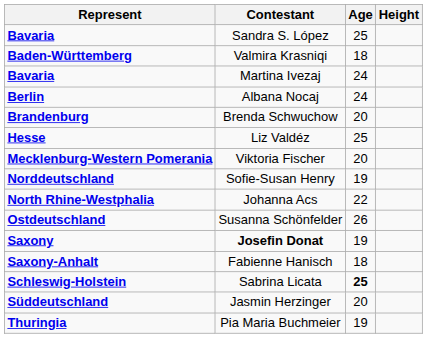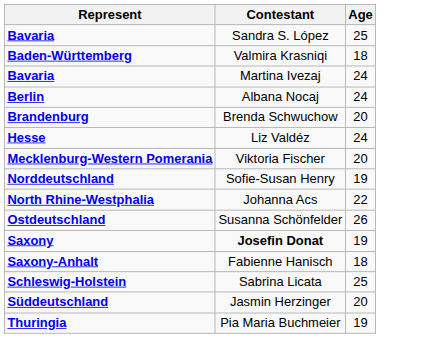- column: (399, 14)
(361, 138) 25 -> (361, 138) 24
(361, 281) bold -> (361, 281) normal
